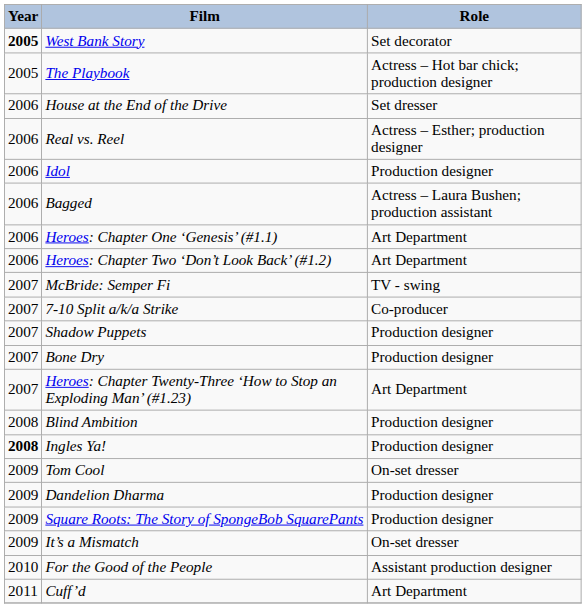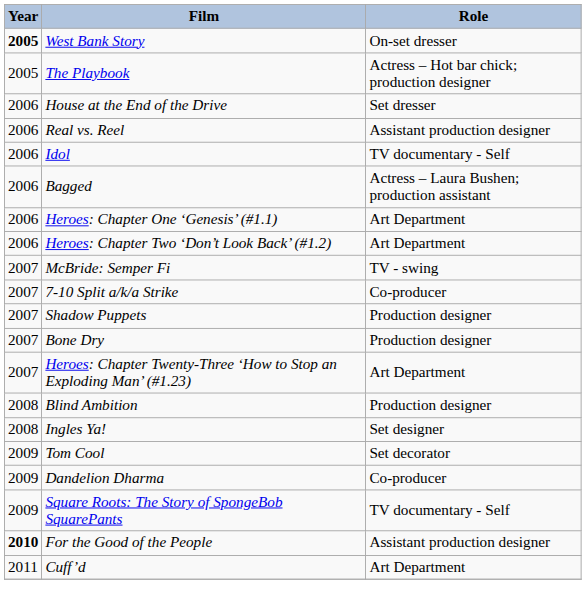(411, 40) Set decorator -> (413, 40) On-set dresser
(458, 138) Actress – Esther; production designer -> (460, 130) Assistant production designer
(432, 171) Production designer -> (440, 154) TV documentary - Self
(23, 446) bold -> (23, 429) normal
(432, 446) Production designer -> (407, 429) Set designer
(415, 470) On-set dresser -> (410, 453) Set decorator
(432, 494) Production designer -> (408, 477) Co-producer
(432, 518) Production designer -> (440, 510) TV documentary - Self
- row: (92, 542)
(23, 567) normal -> (23, 542) bold
